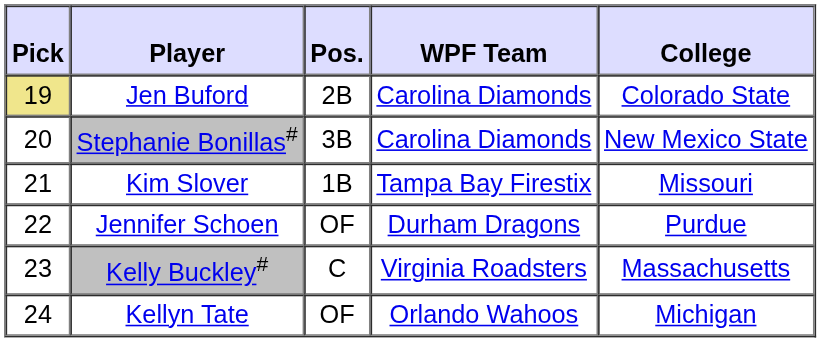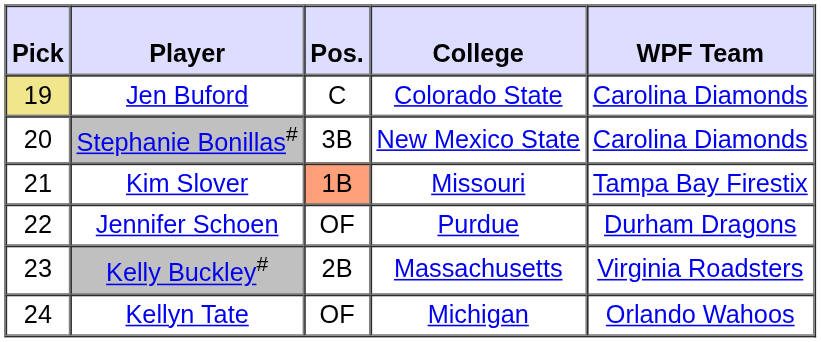columns swapped: (484, 54) <-> (706, 54)
(337, 95) 2B -> (337, 95) C
(337, 184) no background -> (337, 184) lightsalmon background
(337, 269) C -> (337, 269) 2B
